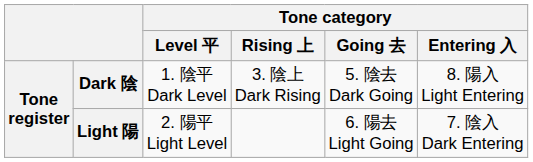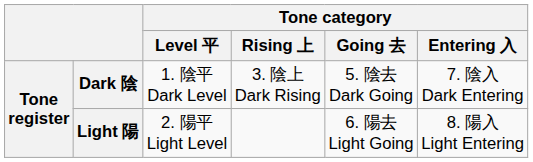(473, 85) 8. 陽入 Light Entering -> (473, 85) 7. 陰入 Dark Entering
(473, 133) 7. 陰入 Dark Entering -> (473, 133) 8. 陽入 Light Entering
